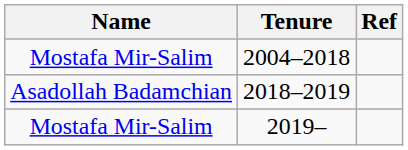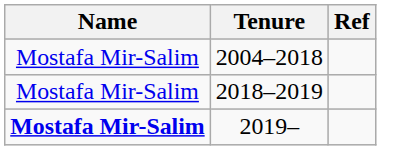(121, 91) Asadollah Badamchian -> (107, 91) Mostafa Mir-Salim
(121, 126) normal -> (107, 126) bold
